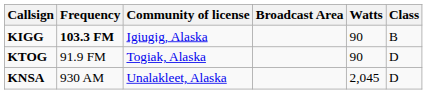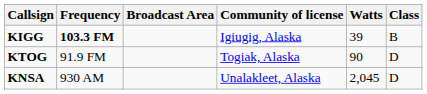columns swapped: (188, 15) <-> (300, 15)
(356, 36) 90 -> (356, 36) 39
